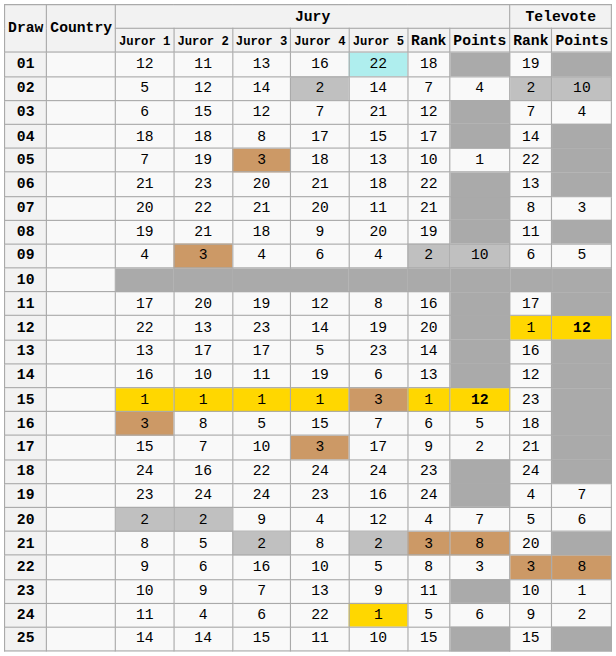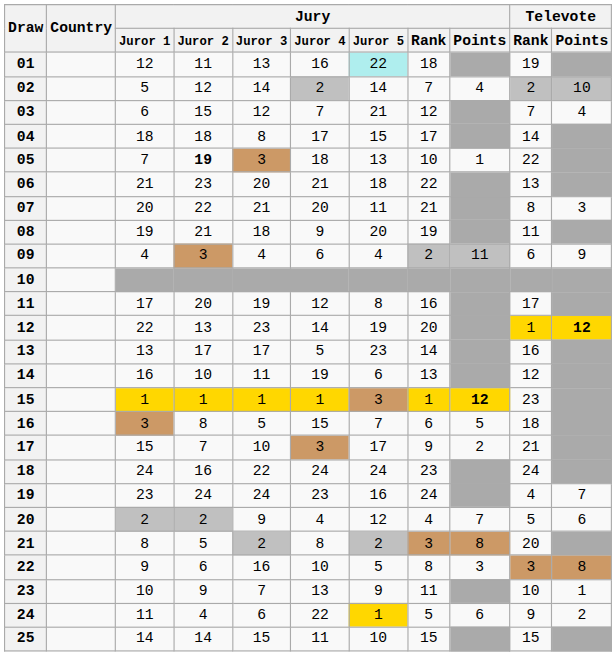(203, 160) normal -> (203, 160) bold
(480, 256) 10 -> (480, 256) 11
(582, 256) 5 -> (582, 256) 9
